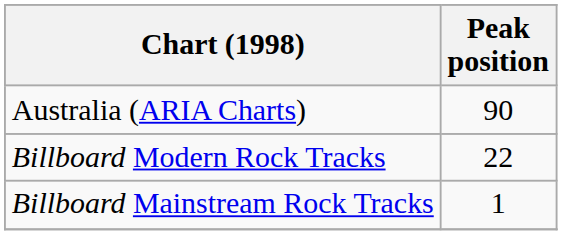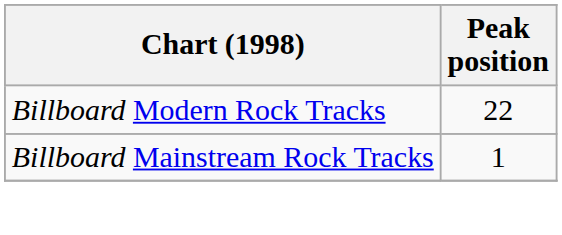- row: (159, 109)
